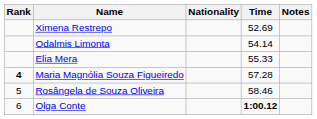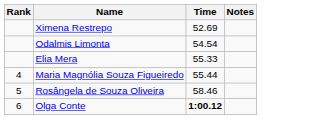- column: (214, 12)
(260, 43) 54.14 -> (205, 43) 54.54
(19, 75) bold -> (19, 75) normal
(260, 75) 57.28 -> (205, 75) 55.44
